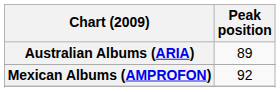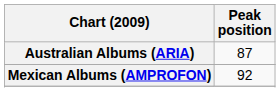(245, 53) 89 -> (245, 53) 87
